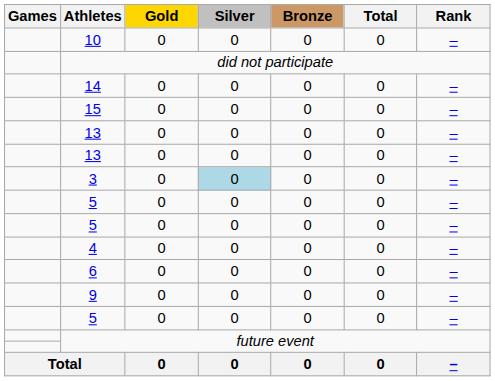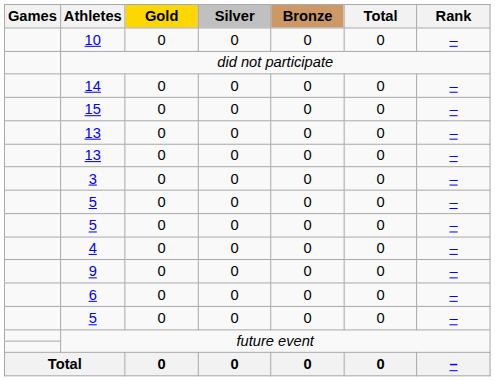(235, 179) lightblue background -> (235, 179) no background
rows swapped: (93, 295) <-> (93, 272)
